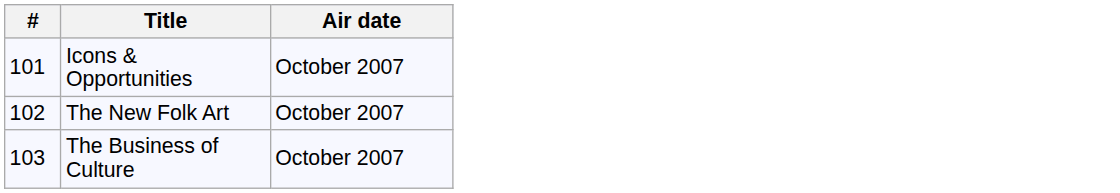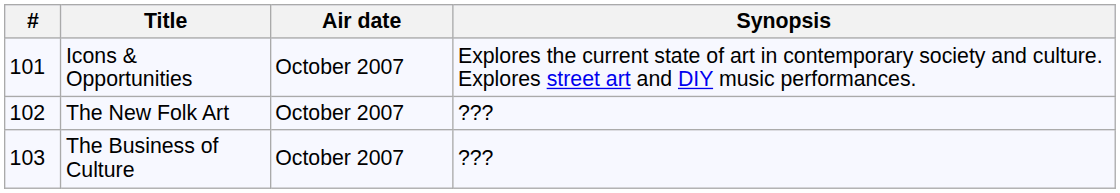+ column: (784, 21)
